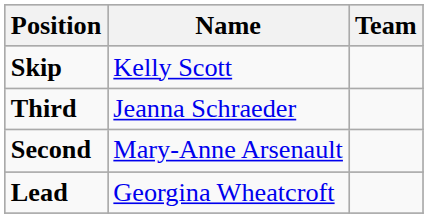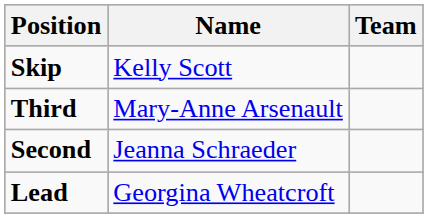(205, 108) Jeanna Schraeder -> (228, 108) Mary-Anne Arsenault
(228, 150) Mary-Anne Arsenault -> (205, 150) Jeanna Schraeder
